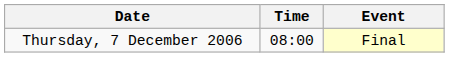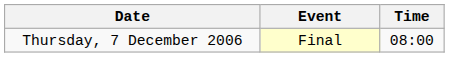columns swapped: (292, 17) <-> (384, 17)
